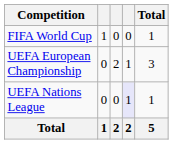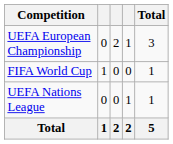rows swapped: (50, 36) <-> (49, 64)
(129, 100) lavender background -> (129, 100) no background
